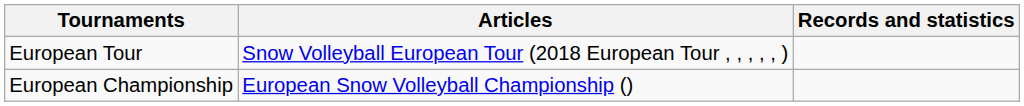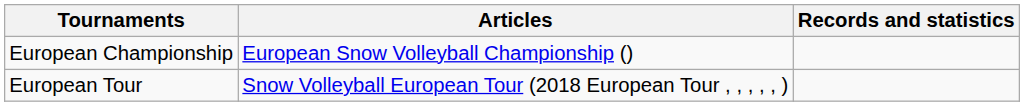rows swapped: (121, 85) <-> (76, 52)
